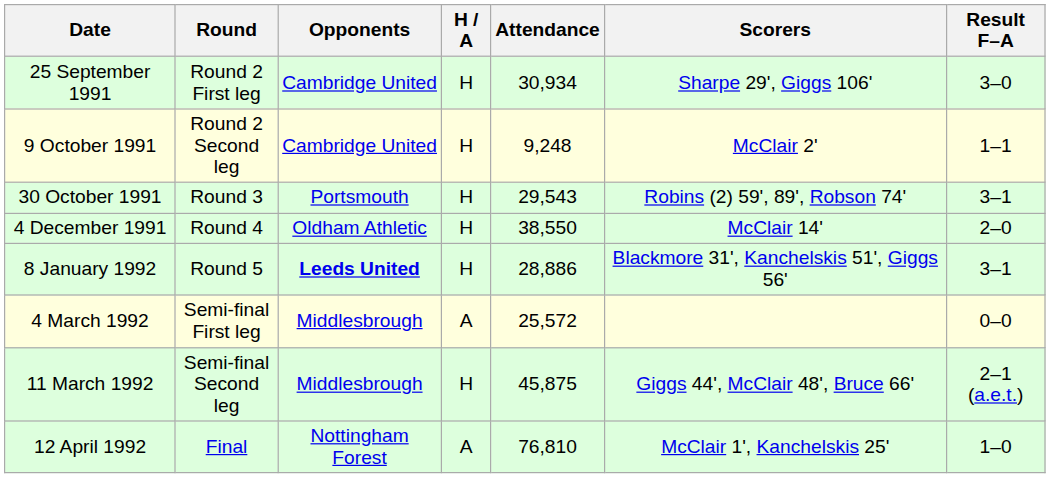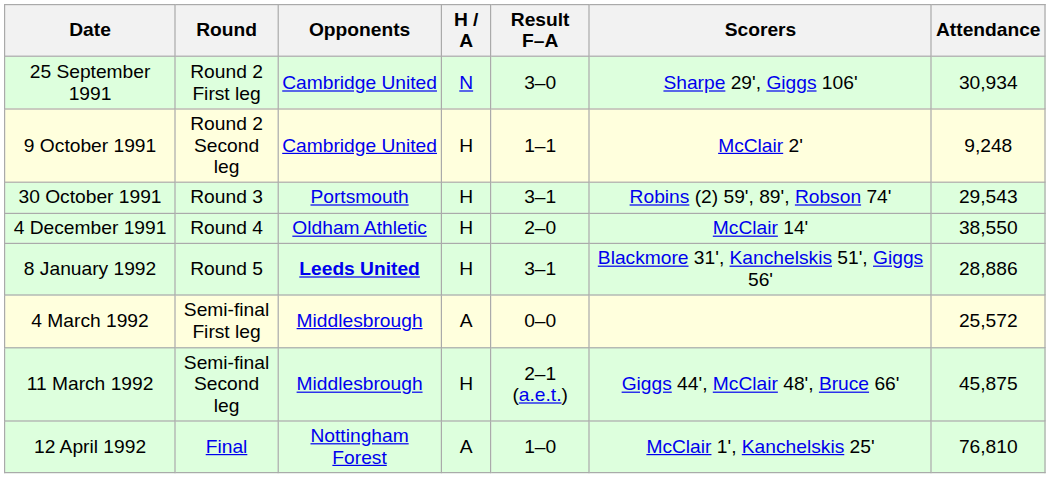columns swapped: (996, 30) <-> (548, 30)
(466, 82) H -> (466, 82) N
